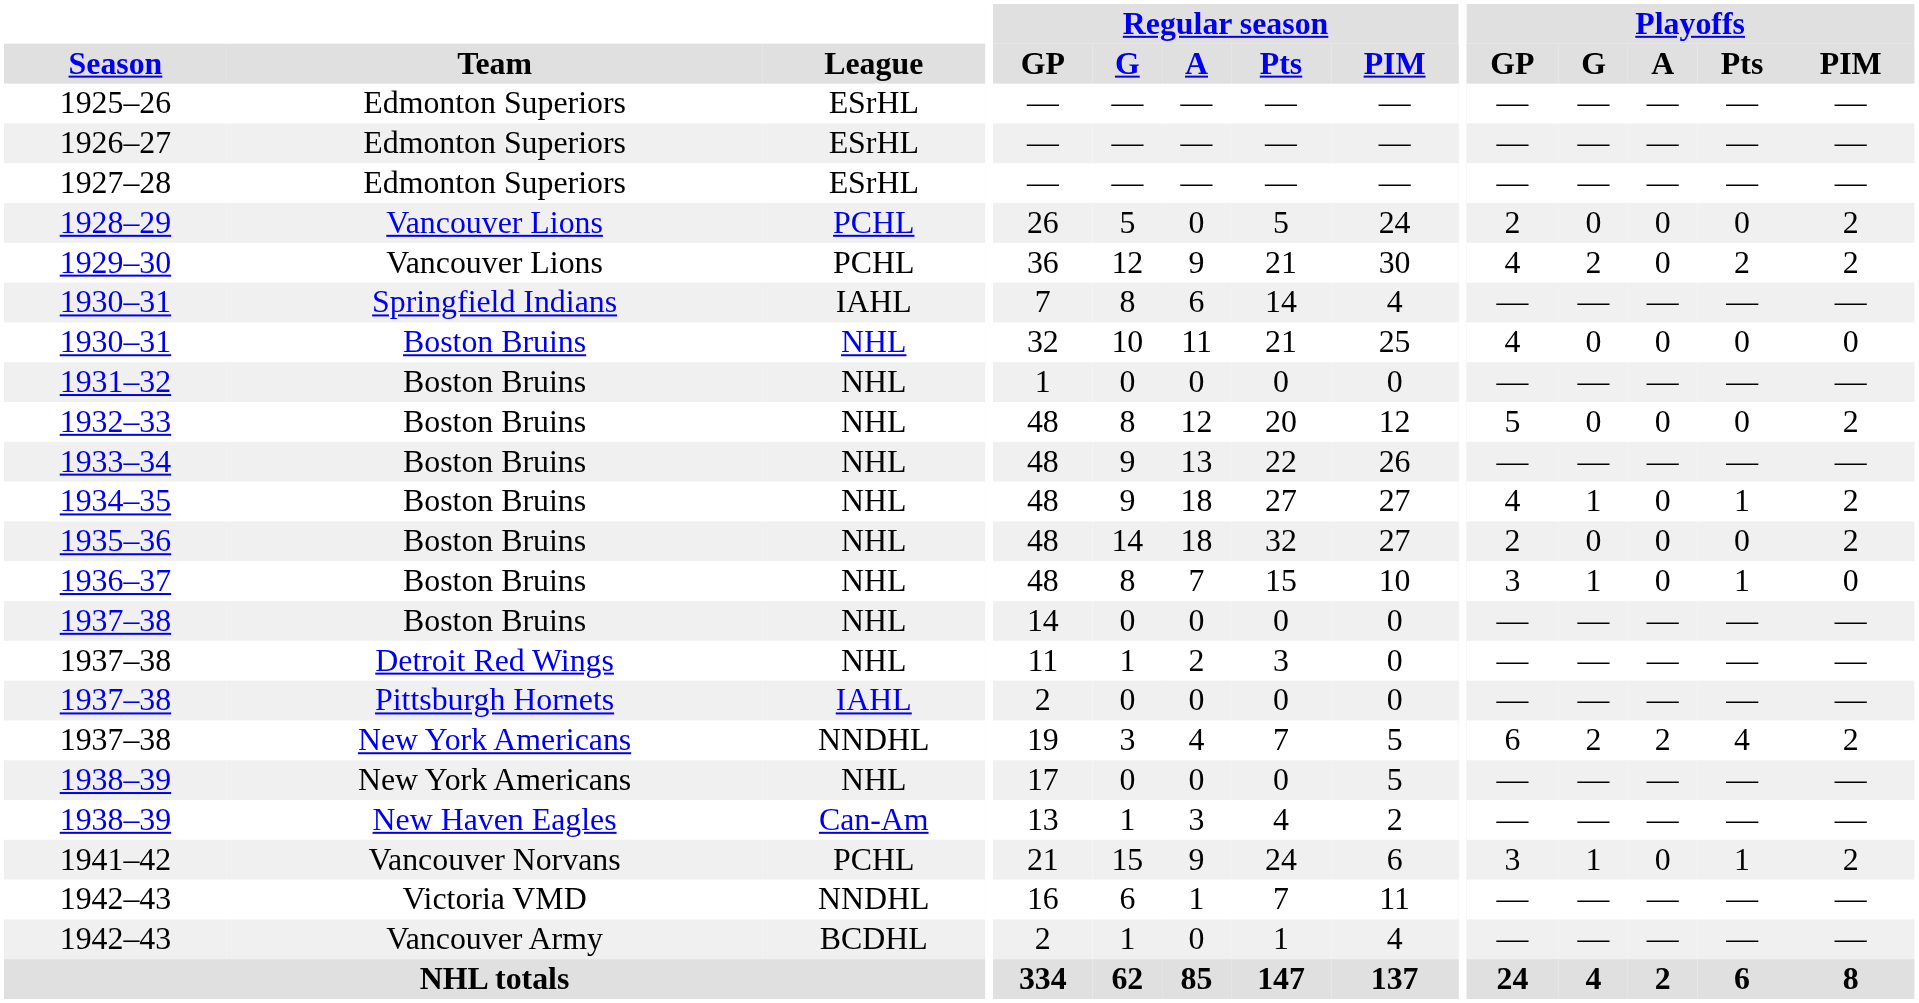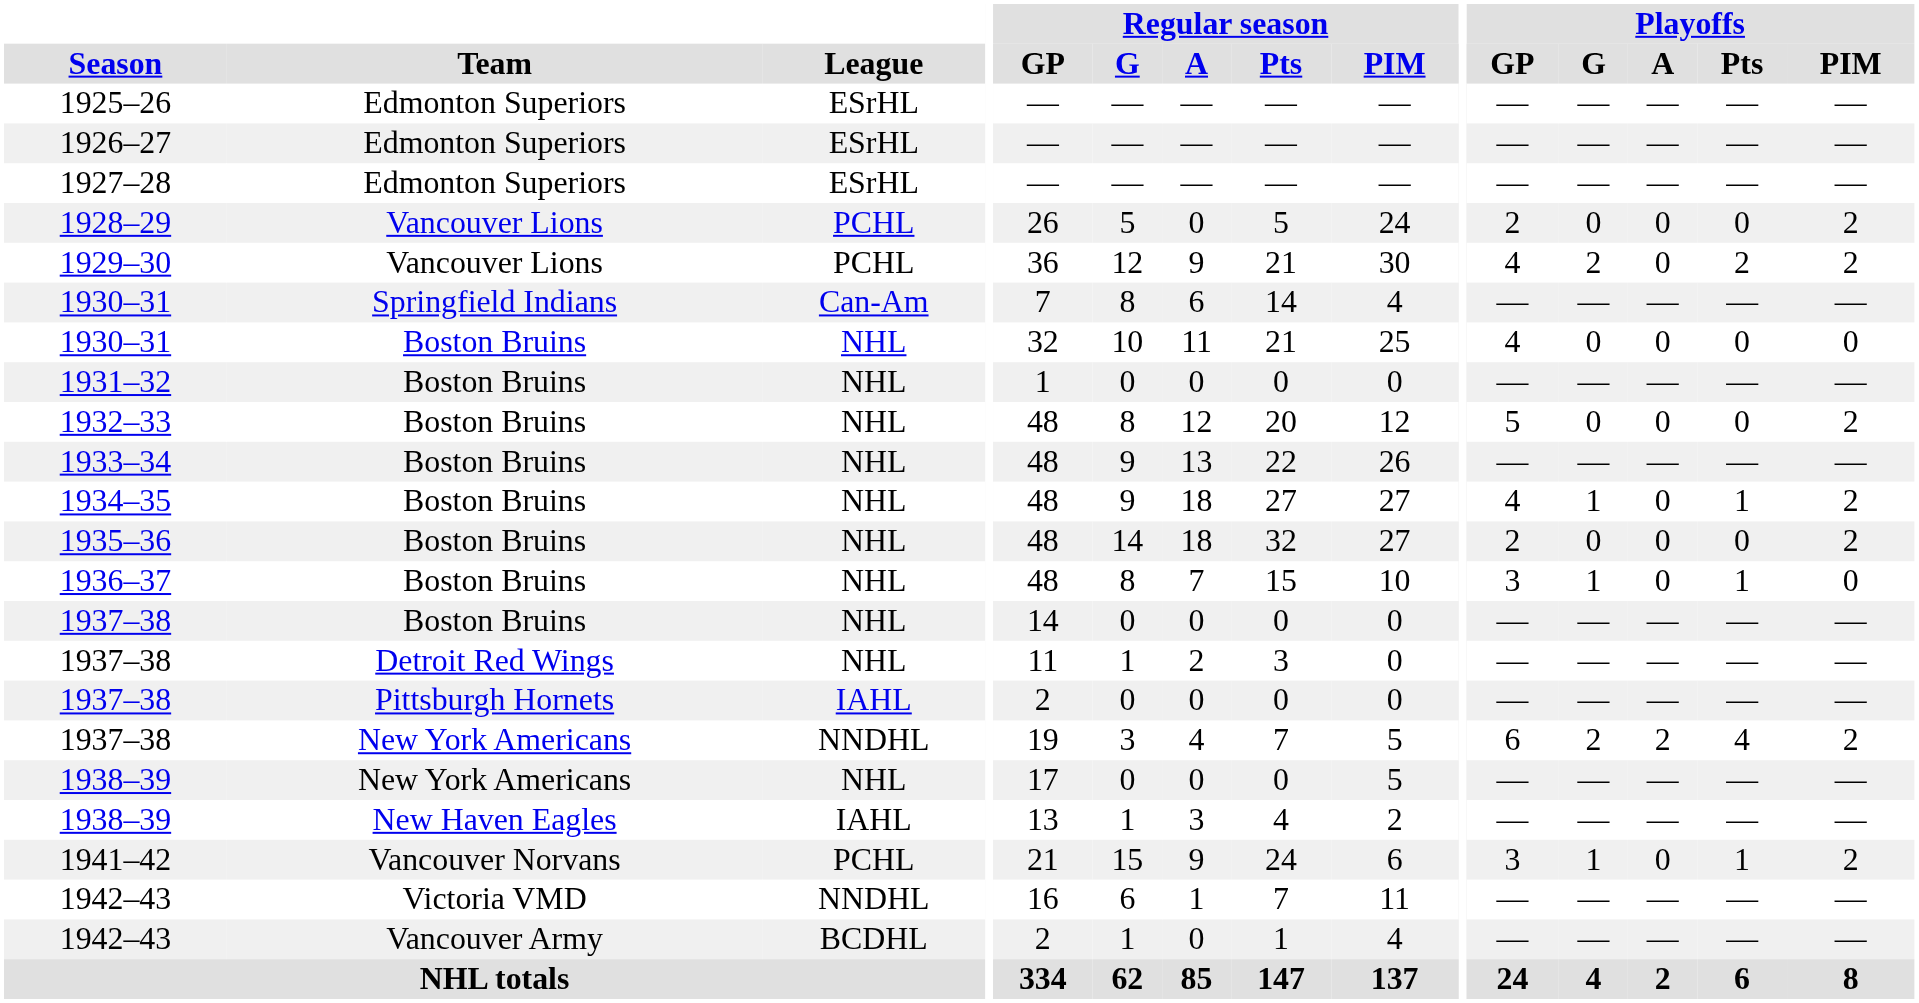(874, 302) IAHL -> (874, 302) Can-Am
(874, 819) Can-Am -> (874, 819) IAHL
